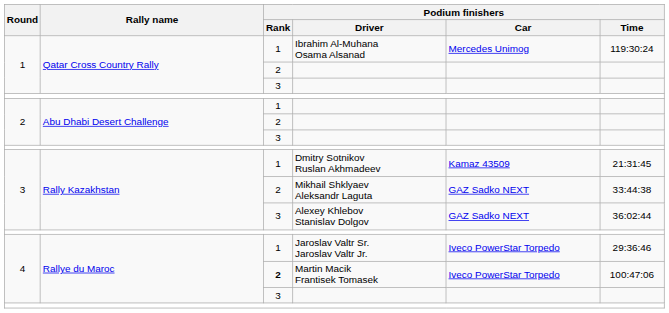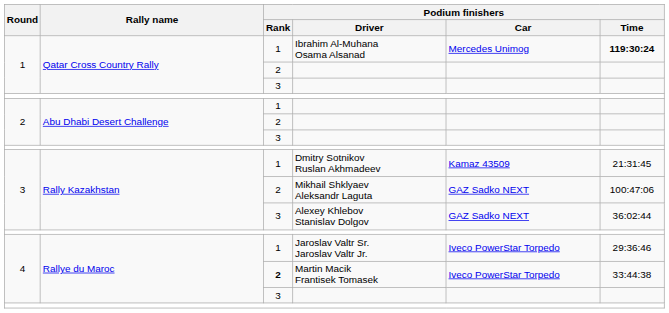(632, 49) normal -> (632, 49) bold
(632, 189) 33:44:38 -> (632, 189) 100:47:06
(632, 274) 100:47:06 -> (632, 274) 33:44:38
